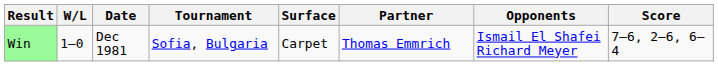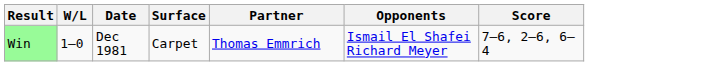- column: (214, 15)
